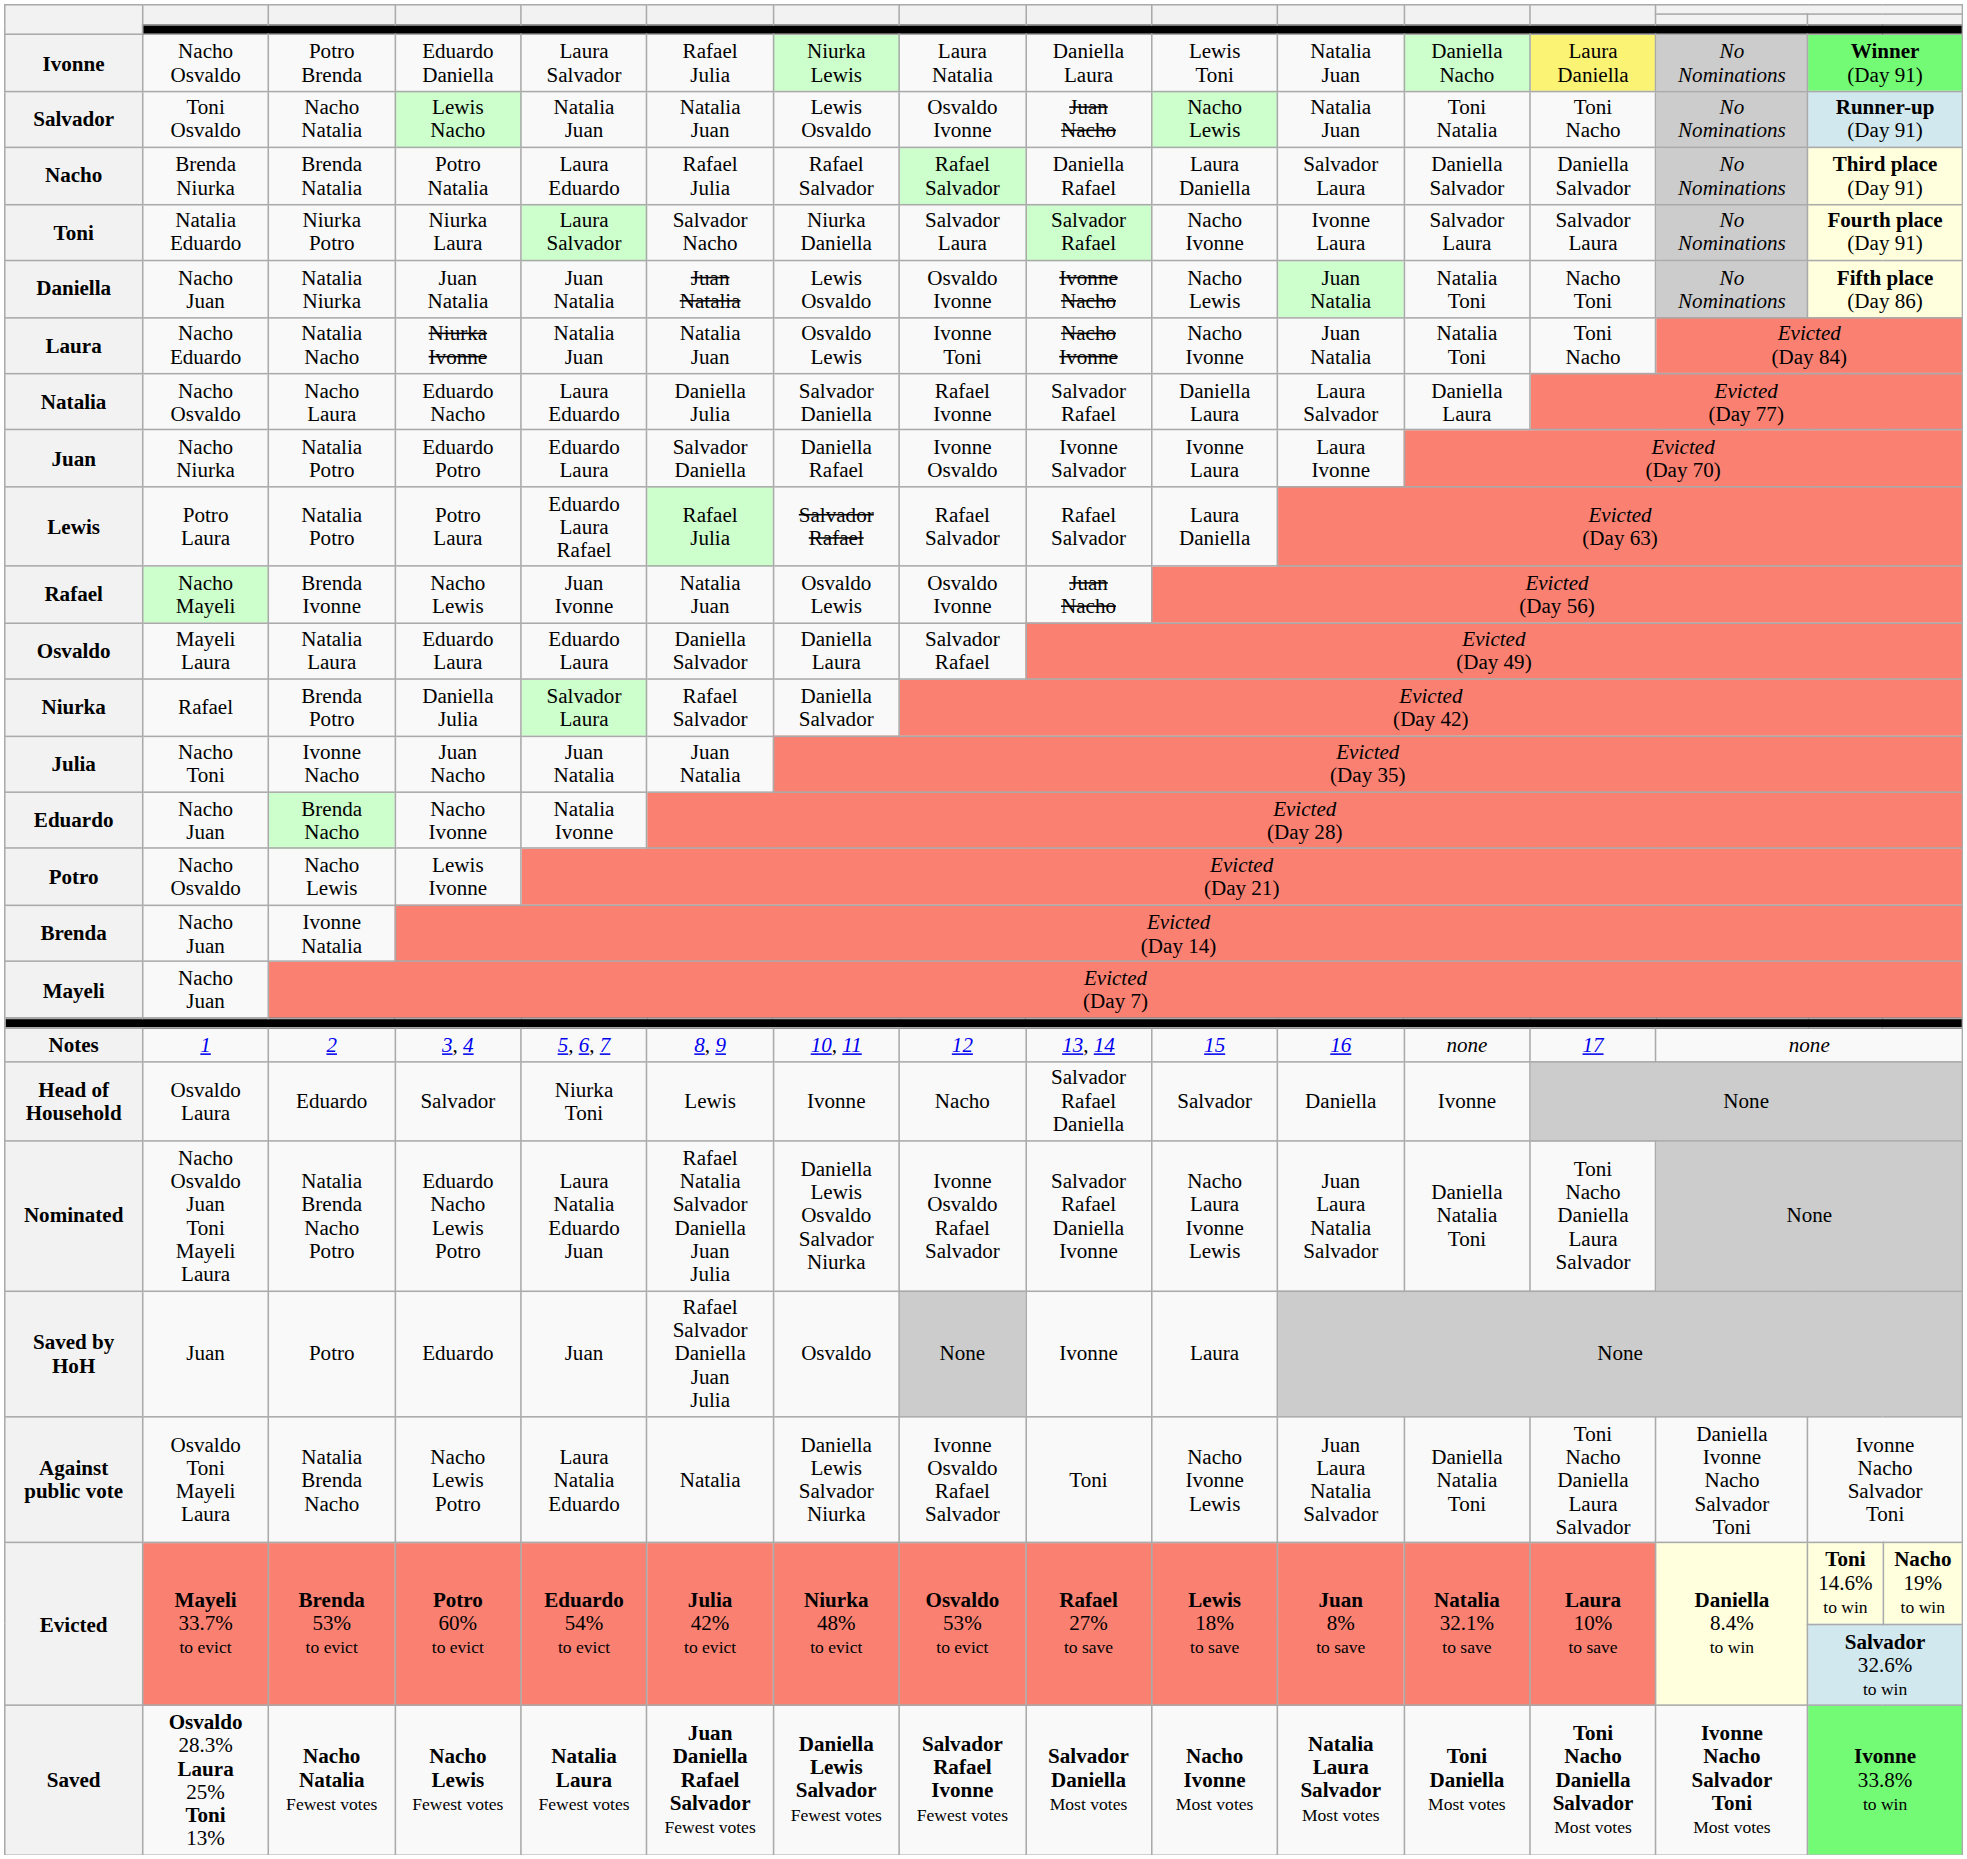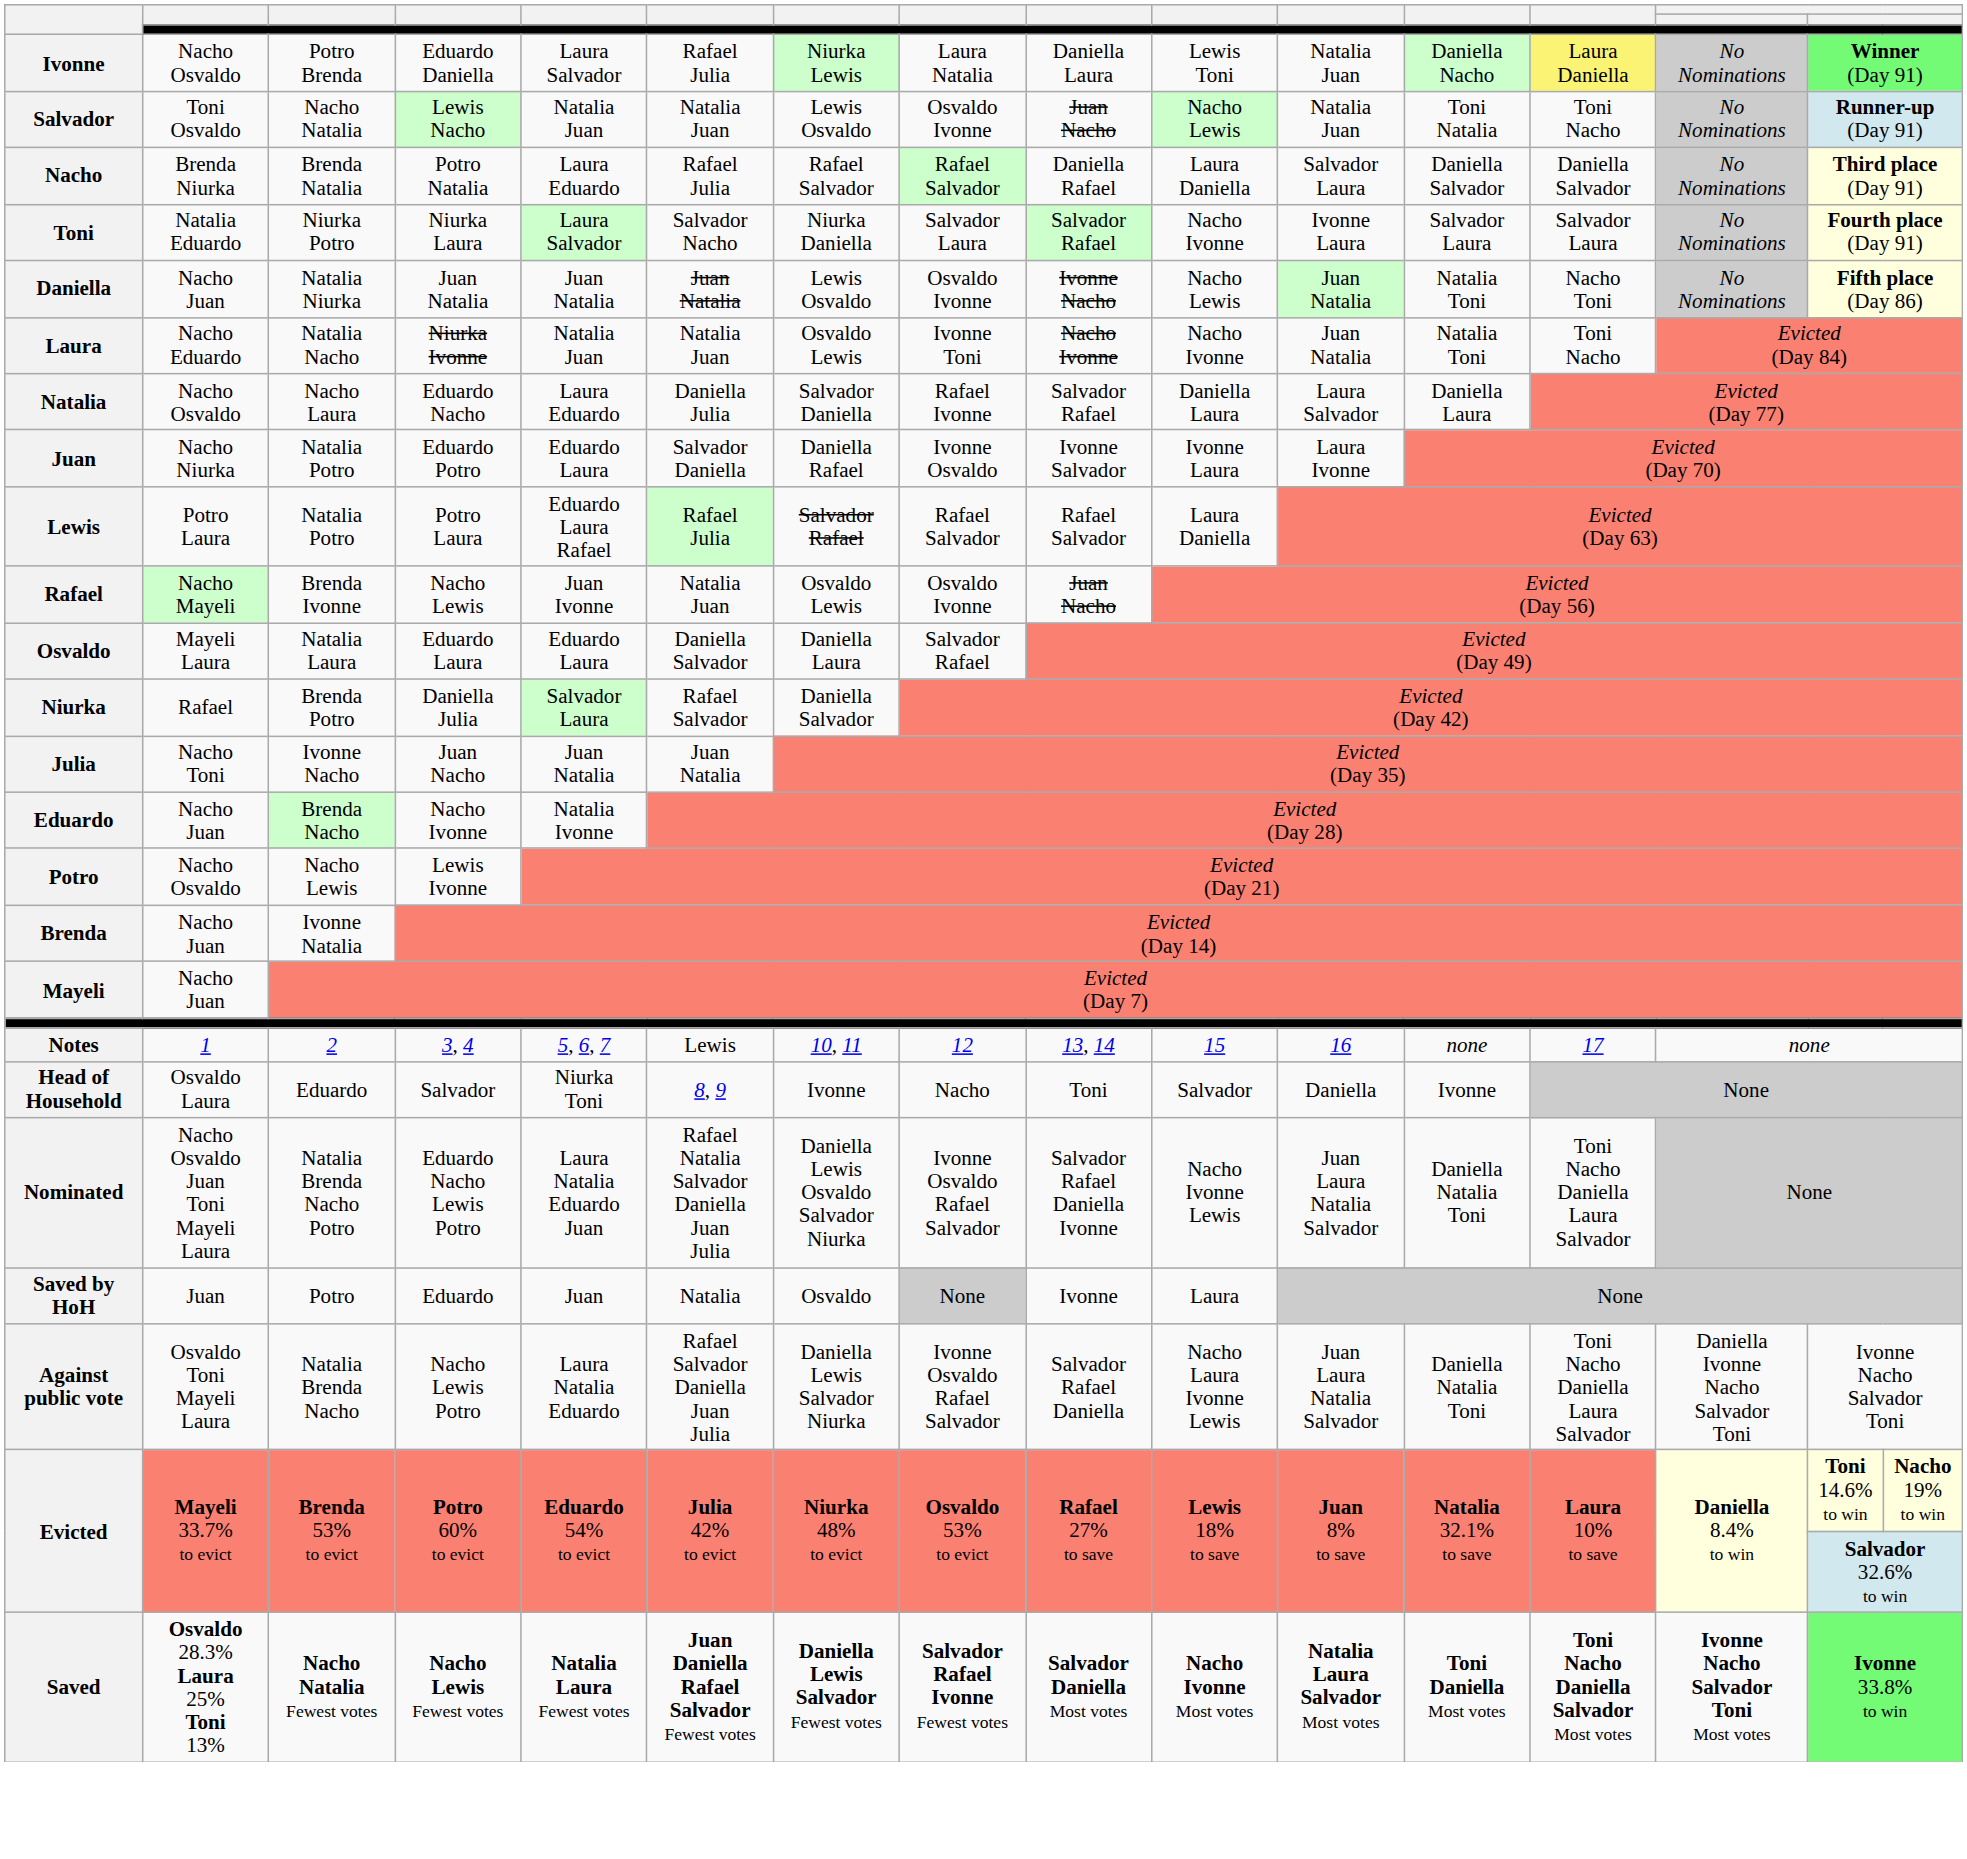(710, 1044) 8, 9 -> (710, 1044) Lewis
(710, 1101) Lewis -> (710, 1089) 8, 9
(1089, 1101) Salvador Rafael Daniella -> (1089, 1089) Toni
(1215, 1215) Nacho Laura Ivonne Lewis -> (1215, 1192) Nacho Ivonne Lewis
(710, 1353) Rafael Salvador Daniella Juan Julia -> (710, 1295) Natalia
(710, 1479) Natalia -> (710, 1386) Rafael Salvador Daniella Juan Julia
(1089, 1479) Toni -> (1089, 1386) Salvador Rafael Daniella
(1215, 1479) Nacho Ivonne Lewis -> (1215, 1386) Nacho Laura Ivonne Lewis
